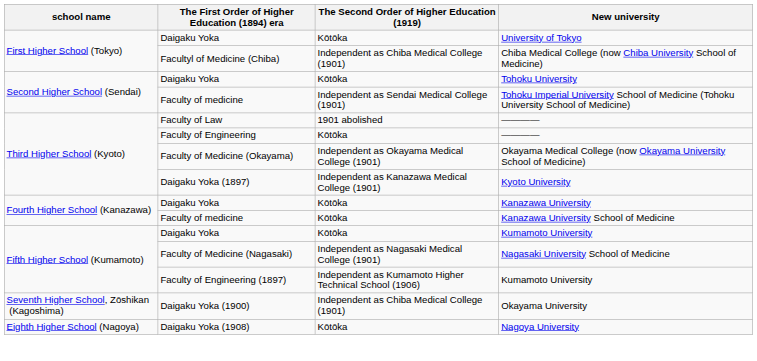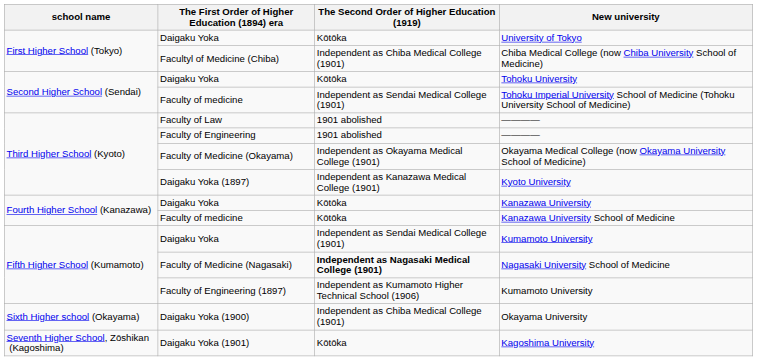(332, 135) Kōtōka -> (349, 135) 1901 abolished
(332, 233) Kōtōka -> (402, 238) Independent as Sendai Medical College (1901)
(390, 254) normal -> (393, 265) bold
(78, 306) Seventh Higher School, Zōshikan (Kagoshima) -> (73, 317) Sixth Higher school (Okayama)
+ row: (205, 343)
- row: (205, 326)
